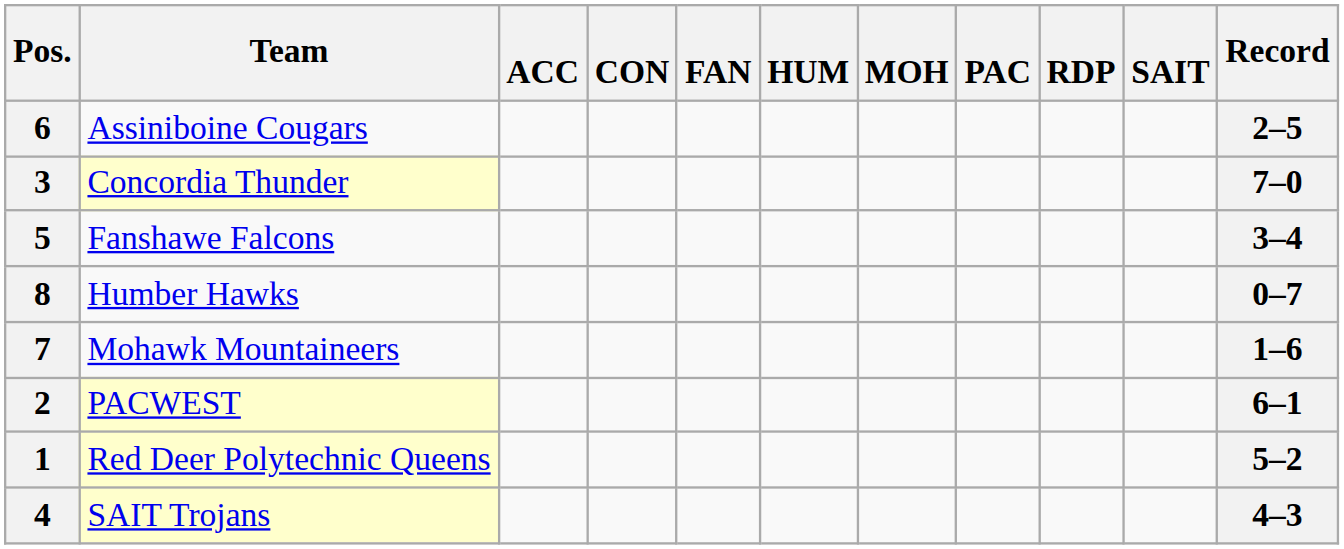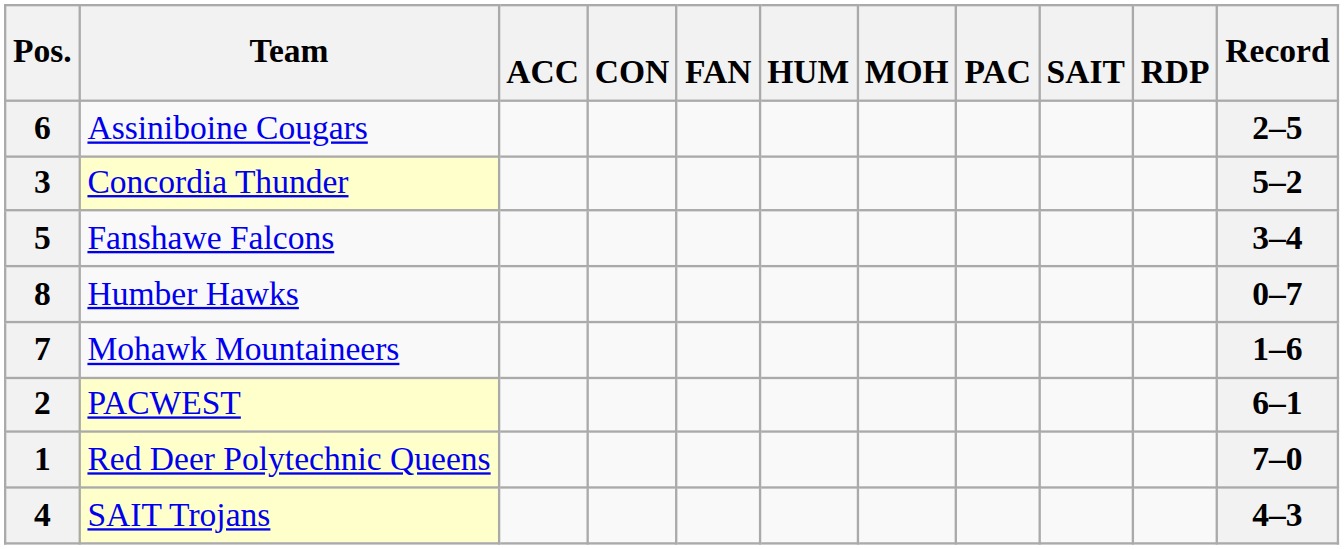columns swapped: (1081, 72) <-> (1170, 72)
(1277, 182) 7–0 -> (1277, 182) 5–2
(1277, 459) 5–2 -> (1277, 459) 7–0
